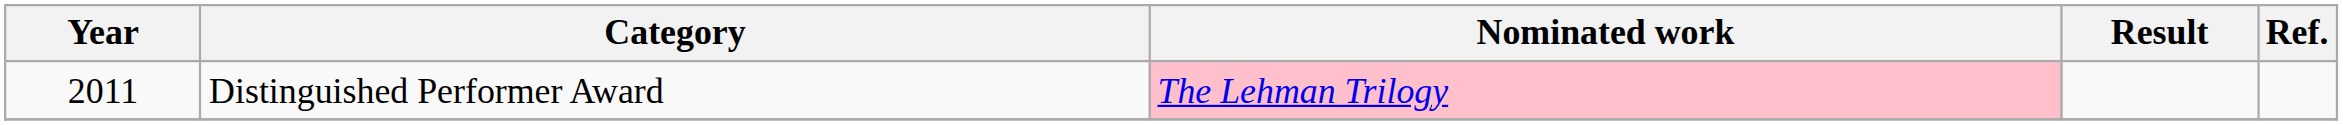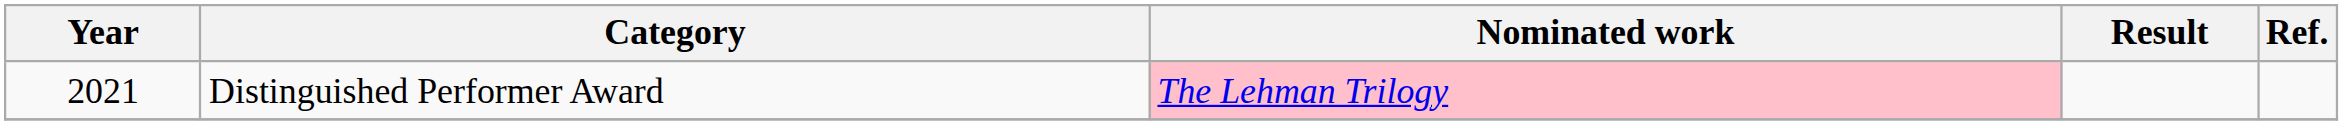(103, 89) 2011 -> (103, 89) 2021
